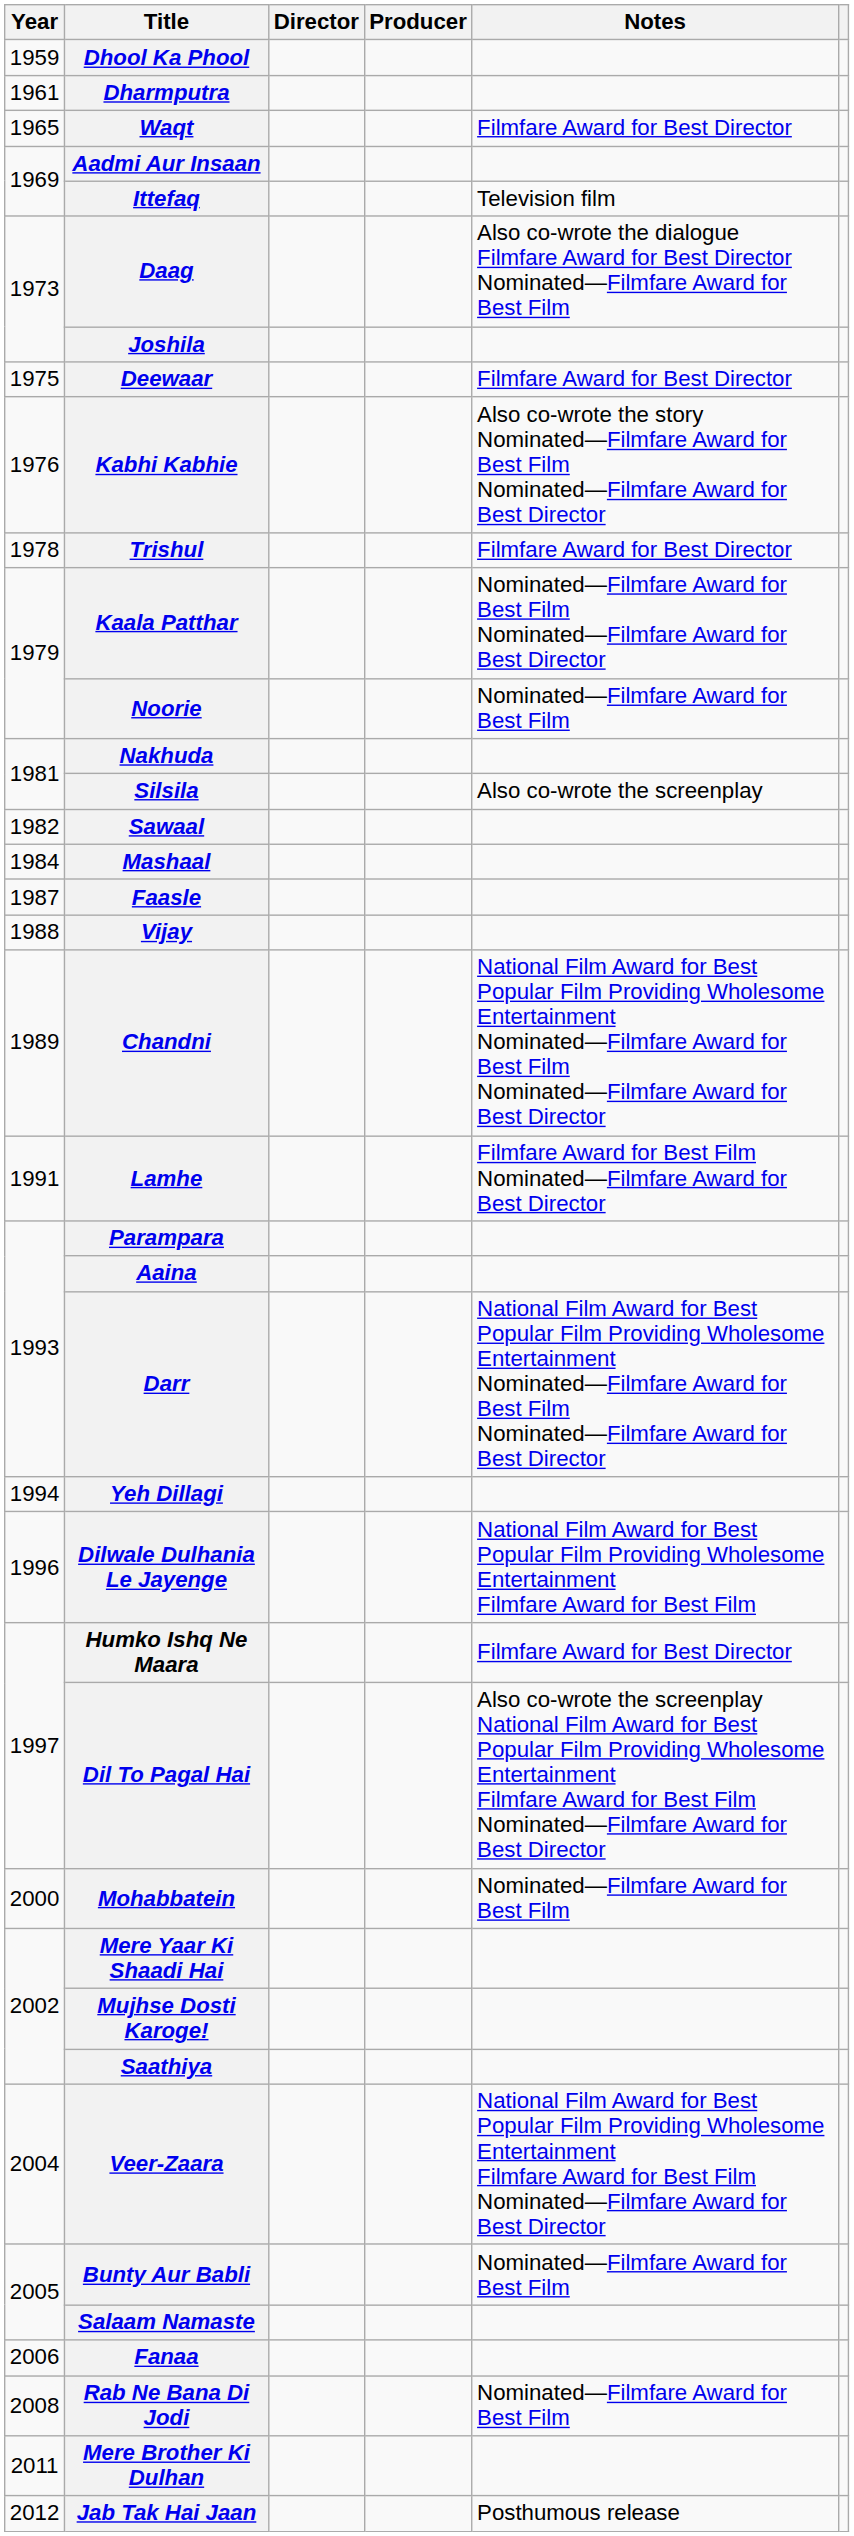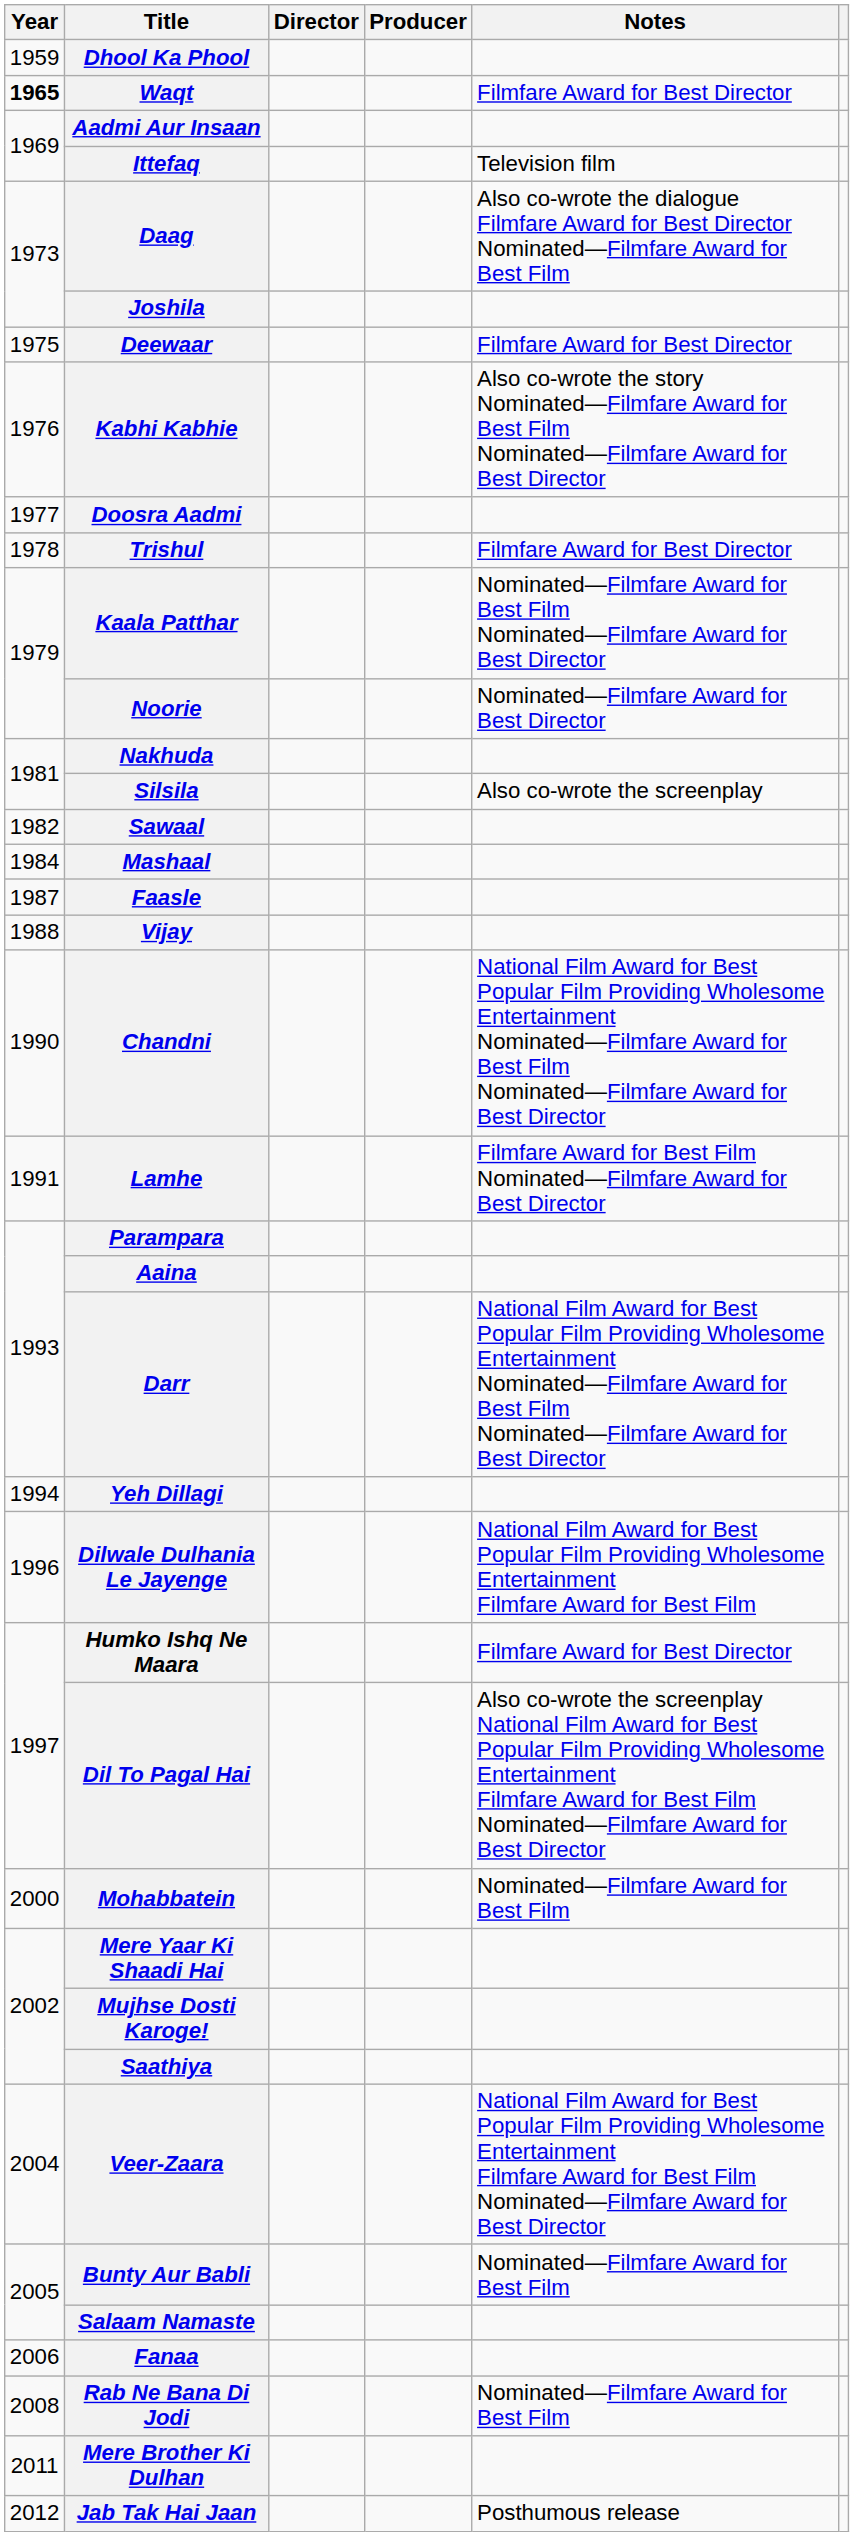- row: (166, 92)
(35, 127) normal -> (35, 92) bold
+ row: (166, 514)
(632, 708) Nominated—Filmfare Award for Best Film -> (632, 708) Nominated—Filmfare Award for Best Director
(35, 1042) 1989 -> (35, 1042) 1990
